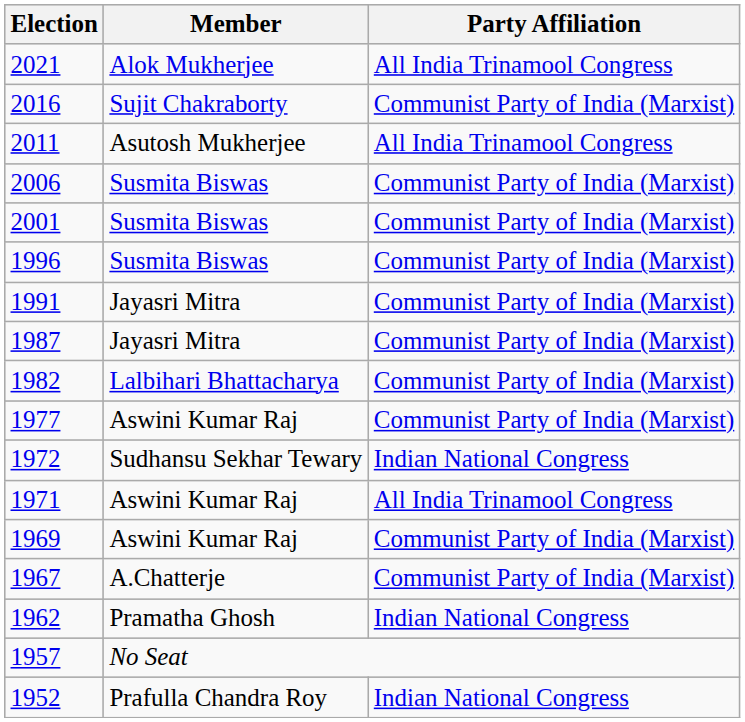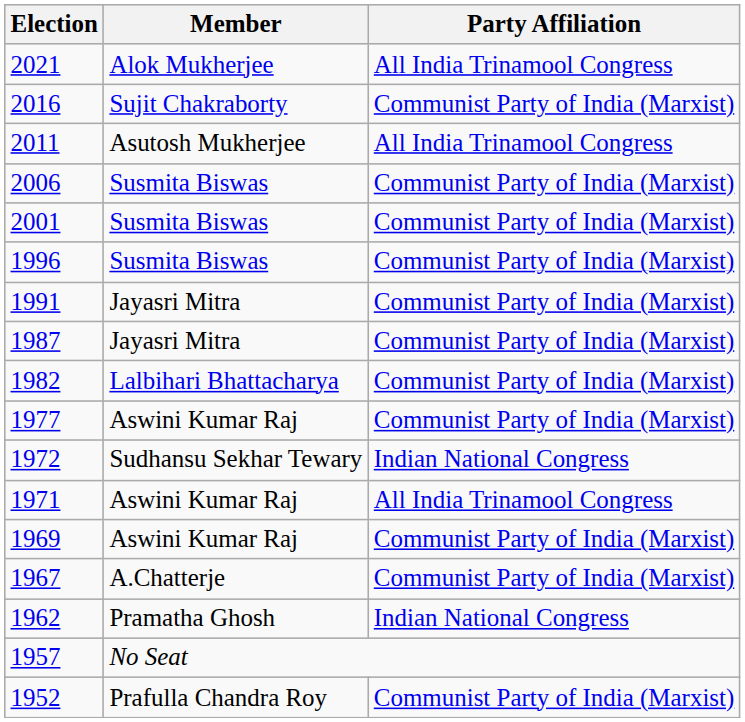(501, 697) Indian National Congress -> (554, 697) Communist Party of India (Marxist)
